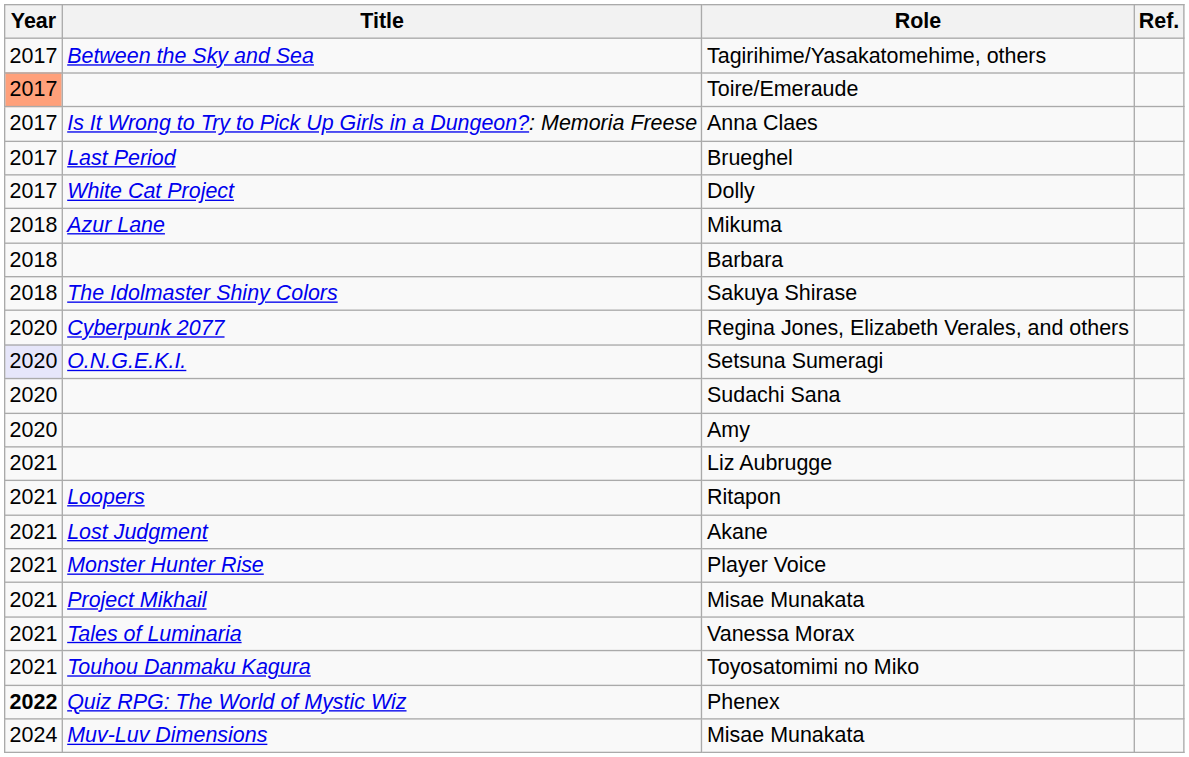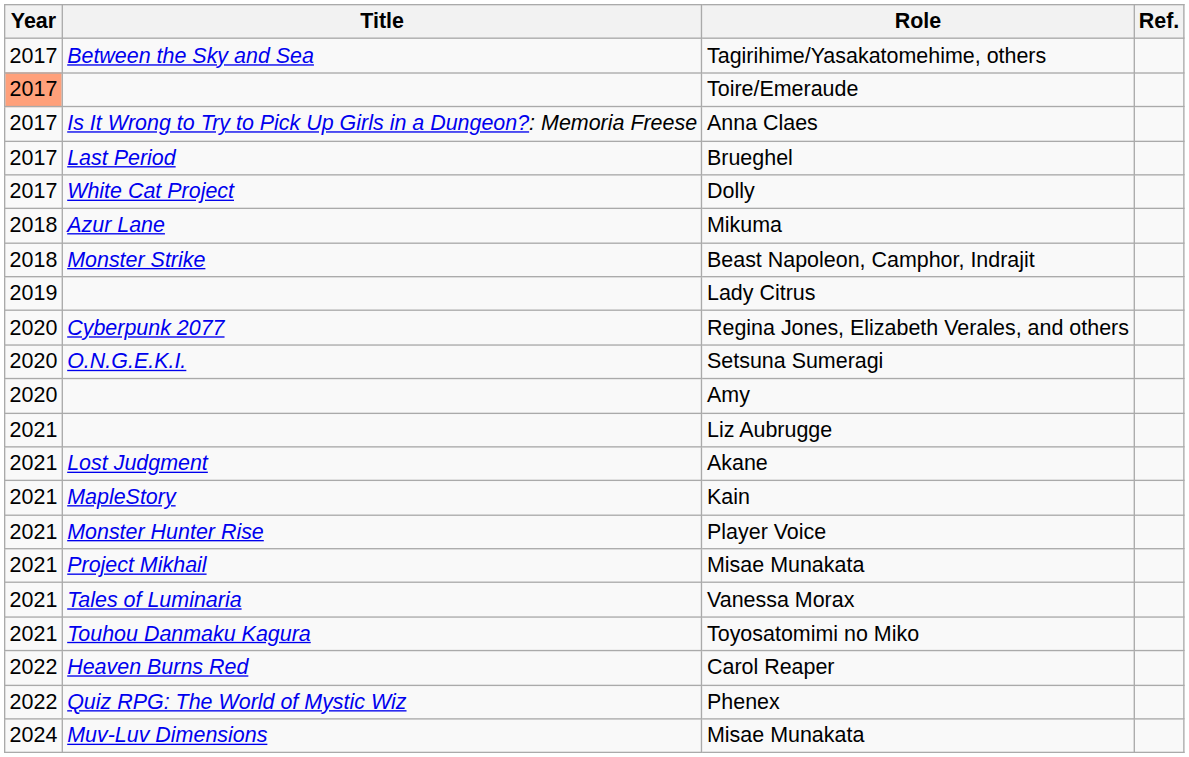- row: (382, 260)
+ row: (136, 259)
- row: (202, 293)
+ row: (382, 294)
(33, 361) lavender background -> (33, 361) no background
- row: (382, 396)
- row: (106, 497)
+ row: (121, 497)
+ row: (158, 667)
(33, 701) bold -> (33, 701) normal
